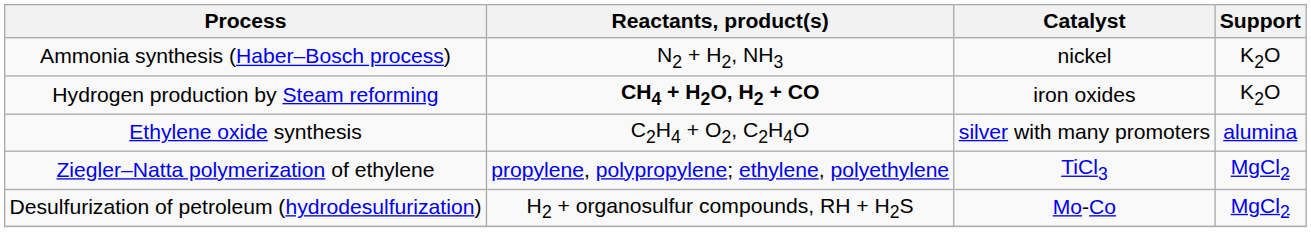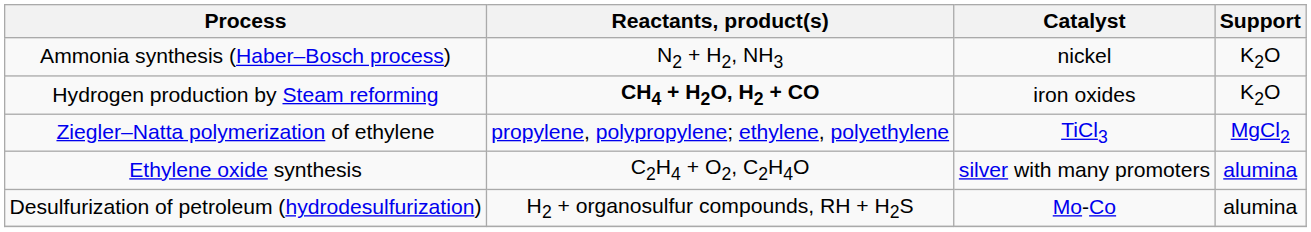rows swapped: (245, 132) <-> (245, 169)
(1260, 208) MgCl2 -> (1260, 207) alumina
